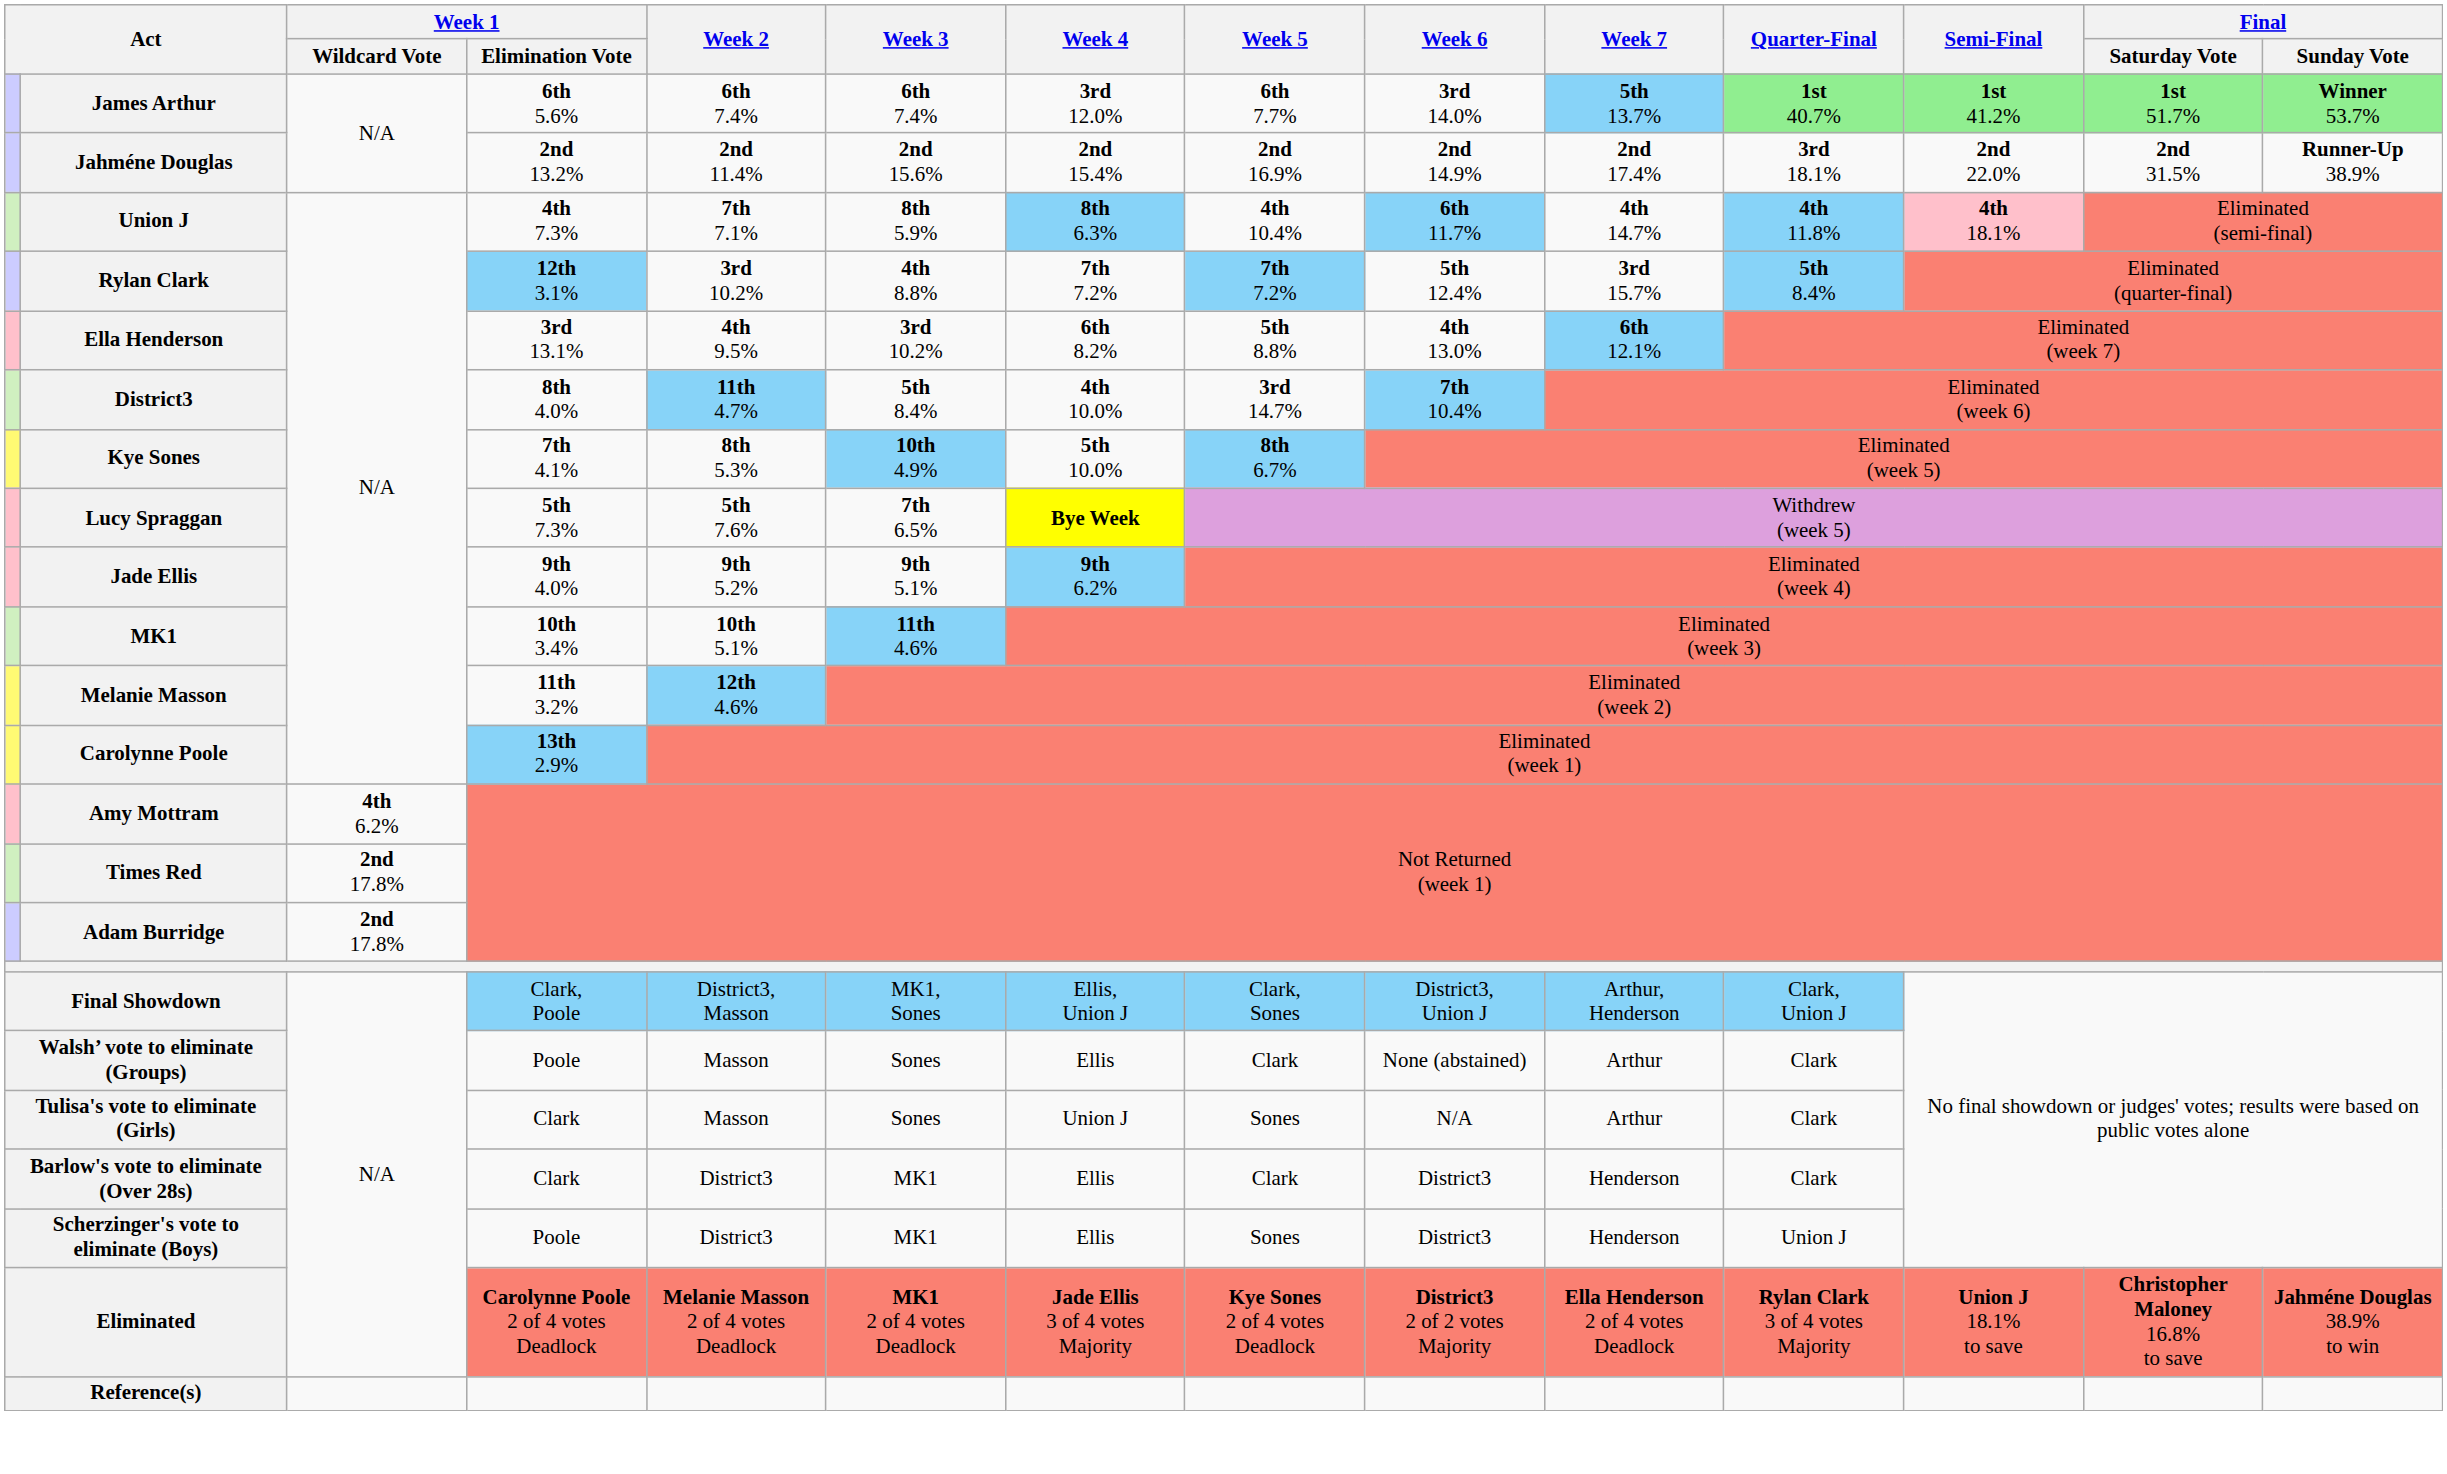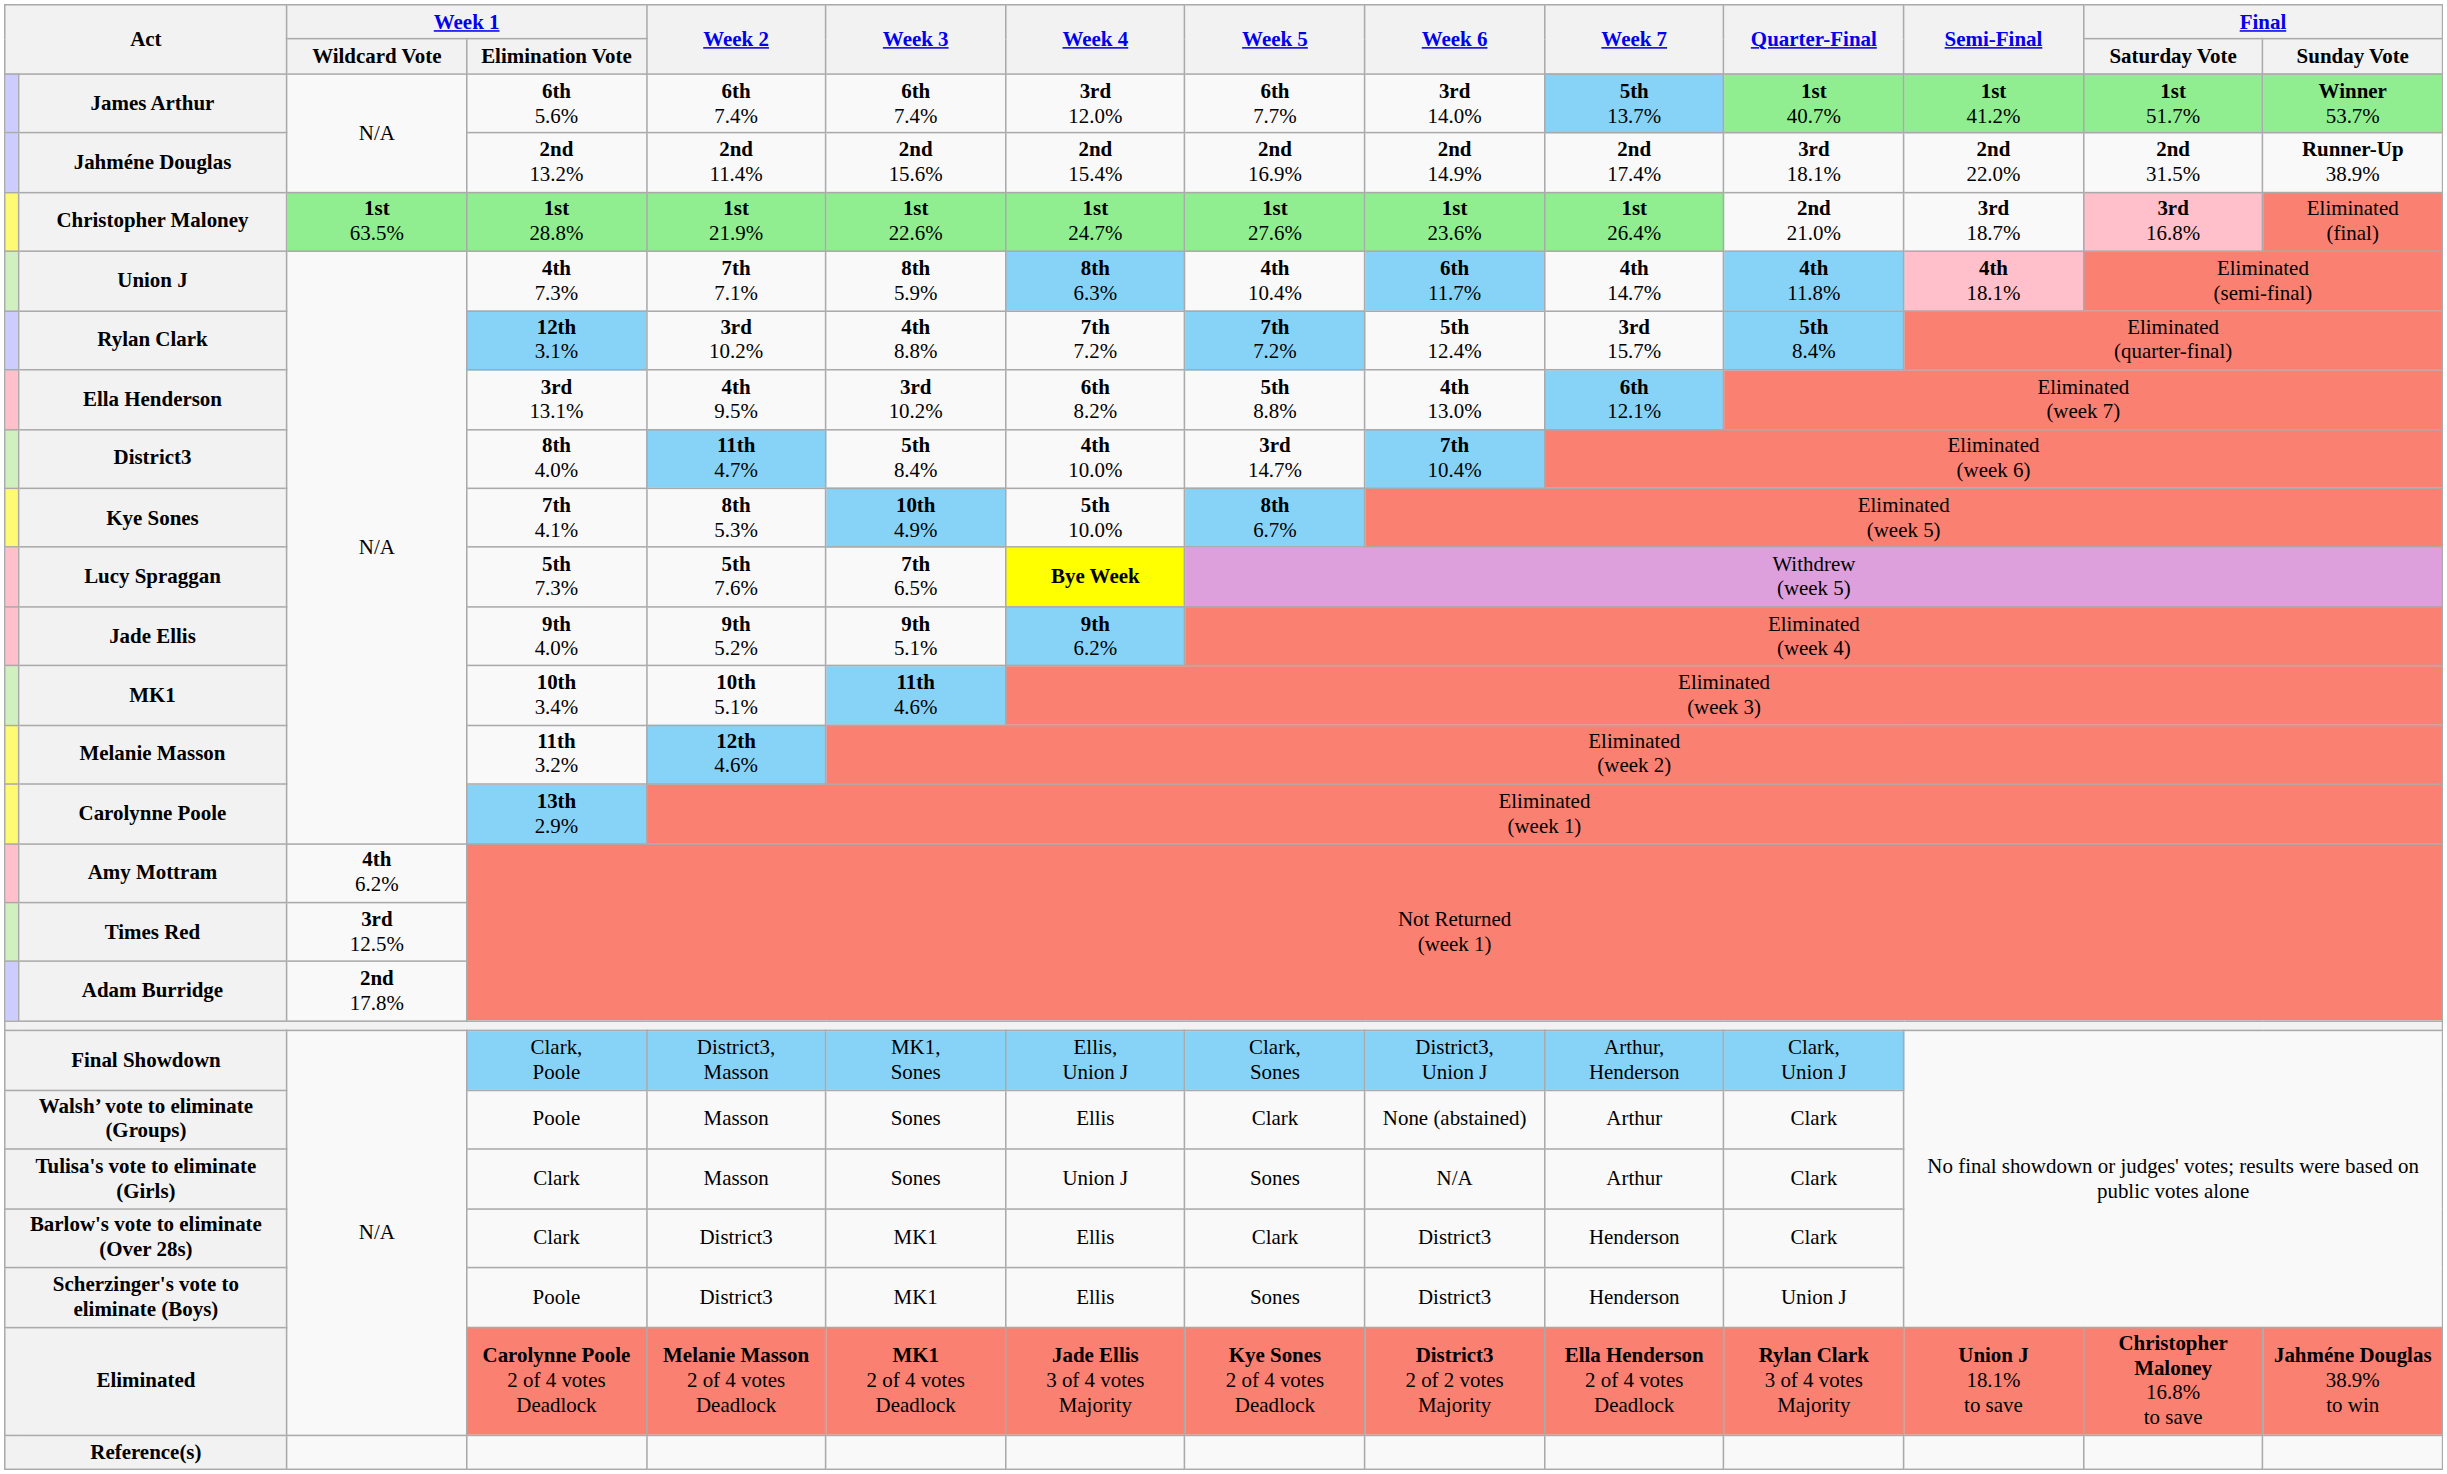+ row: (152, 221)
(377, 872) 2nd 17.8% -> (377, 931) 3rd 12.5%
